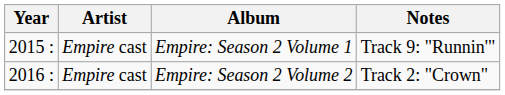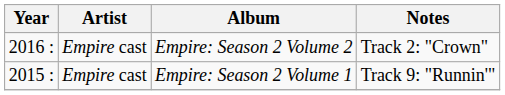rows swapped: (254, 47) <-> (254, 75)
